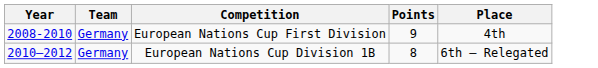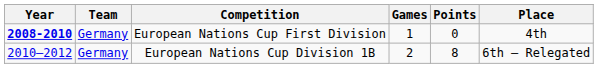+ column: (410, 14)
(40, 34) normal -> (40, 34) bold
(413, 34) 9 -> (455, 34) 0
